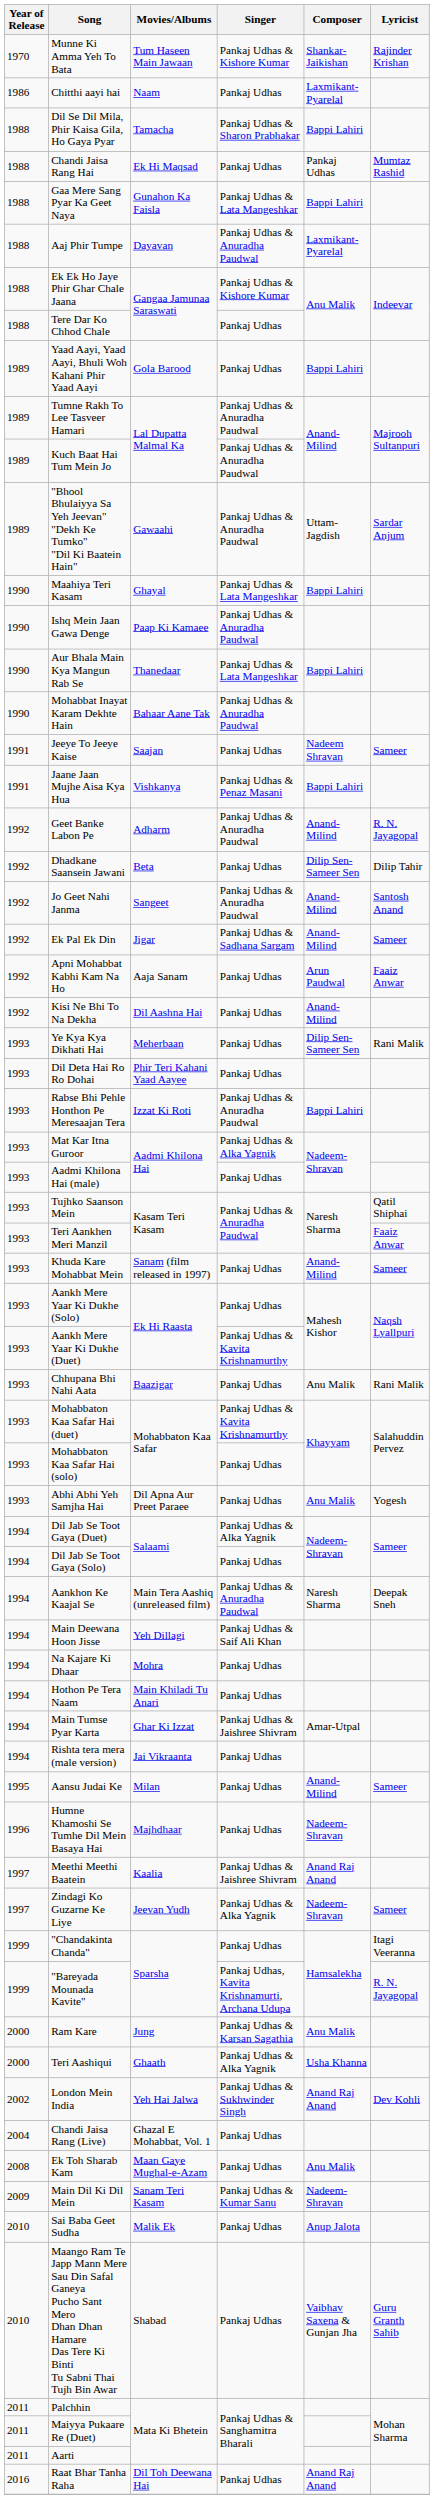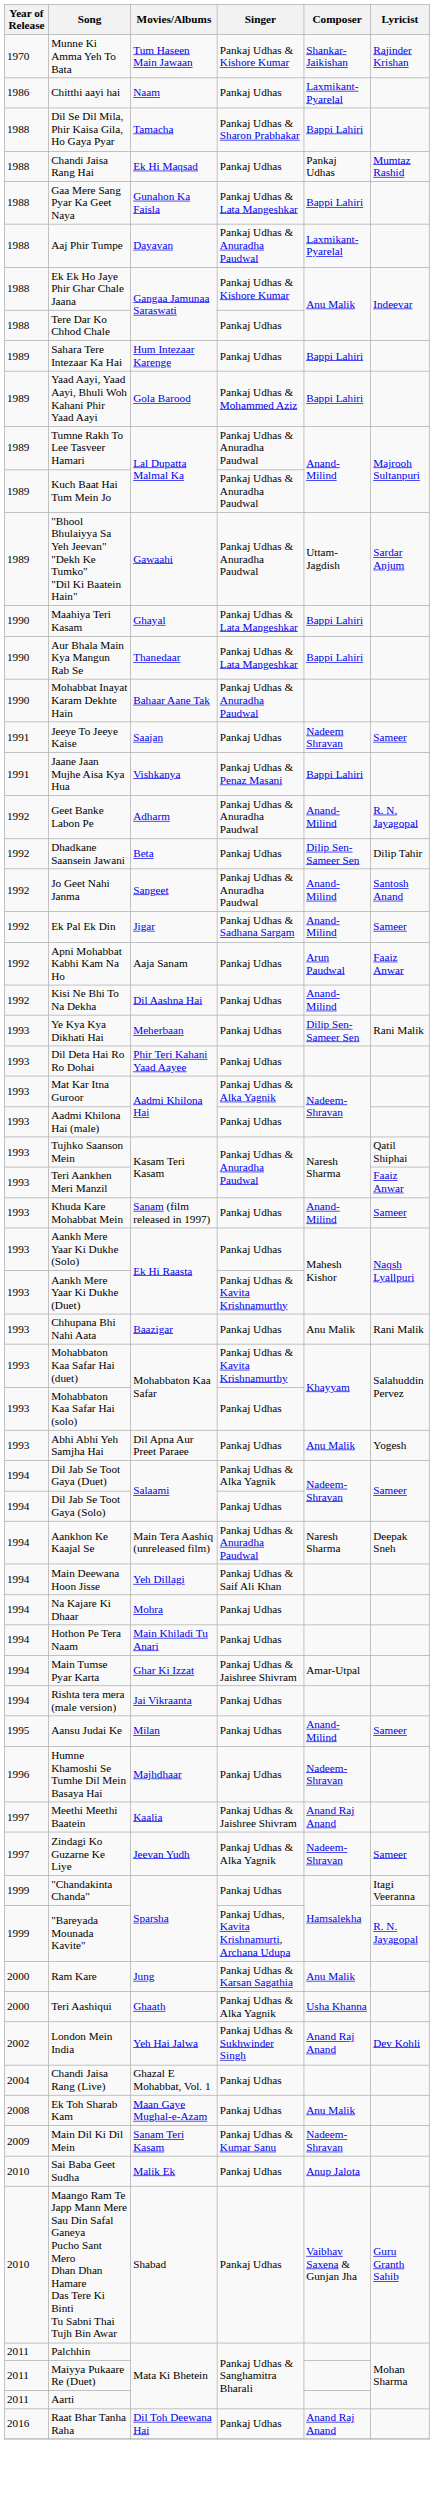+ row: (87, 355)
(251, 368) Pankaj Udhas -> (259, 398) Pankaj Udhas & Mohammed Aziz
- row: (85, 627)
- row: (88, 1110)
